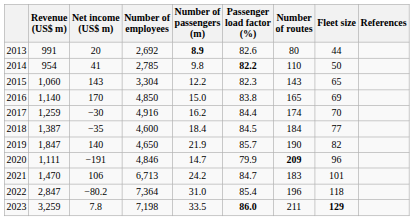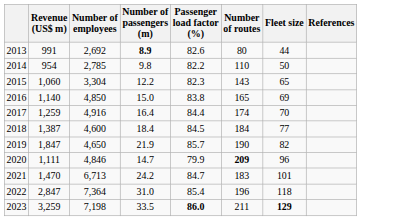- column: (96, 23)
(248, 66) bold -> (196, 66) normal
(197, 113) 16.2 -> (145, 113) 16.4
